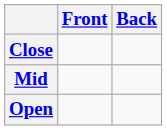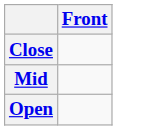- column: (137, 19)
